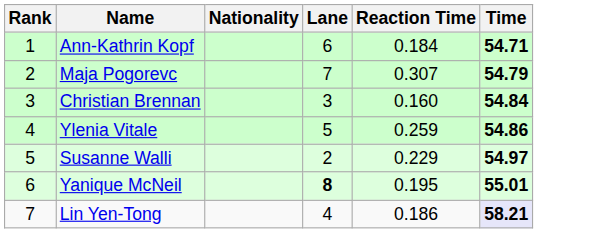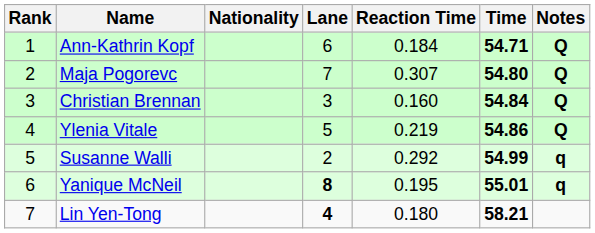+ column: (561, 18)
(506, 74) 54.79 -> (506, 74) 54.80
(416, 130) 0.259 -> (416, 130) 0.219
(416, 158) 0.229 -> (416, 158) 0.292
(506, 158) 54.97 -> (506, 158) 54.99
(327, 213) normal -> (327, 213) bold
(416, 213) 0.186 -> (416, 213) 0.180
(506, 213) lavender background -> (506, 213) no background
